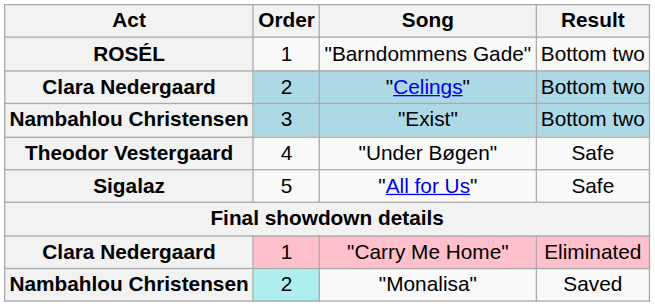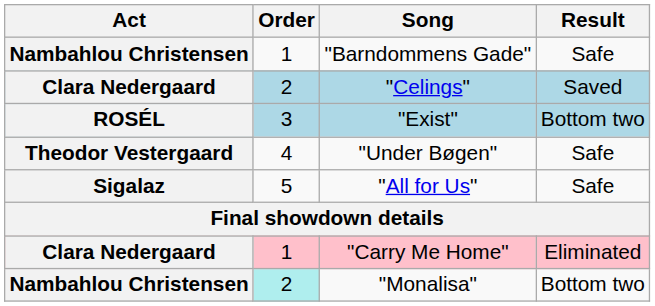(129, 53) ROSÉL -> (129, 53) Nambahlou Christensen
(593, 53) Bottom two -> (593, 53) Safe
(593, 86) Bottom two -> (593, 86) Saved
(129, 119) Nambahlou Christensen -> (129, 119) ROSÉL
(593, 284) Saved -> (593, 284) Bottom two
